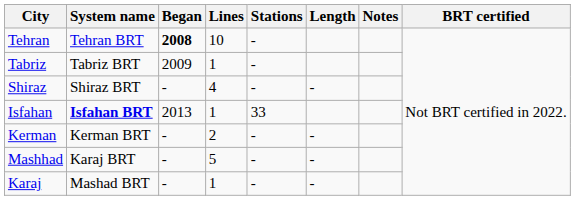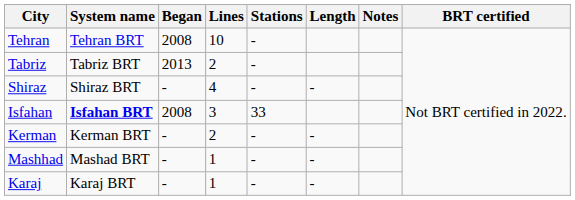(177, 40) bold -> (177, 40) normal
(177, 64) 2009 -> (177, 64) 2013
(213, 64) 1 -> (213, 64) 2
(177, 111) 2013 -> (177, 111) 2008
(213, 111) 1 -> (213, 111) 3
(103, 159) Karaj BRT -> (110, 159) Mashad BRT
(213, 159) 5 -> (213, 159) 1
(110, 183) Mashad BRT -> (103, 183) Karaj BRT
